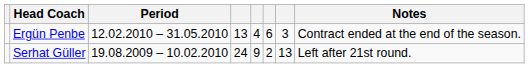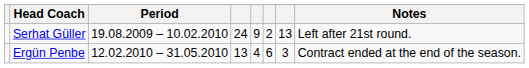rows swapped: (49, 53) <-> (49, 33)
